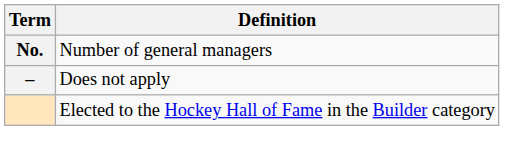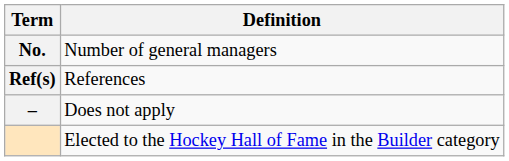+ row: (32, 80)
